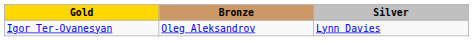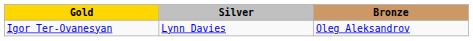columns swapped: (391, 12) <-> (236, 12)
